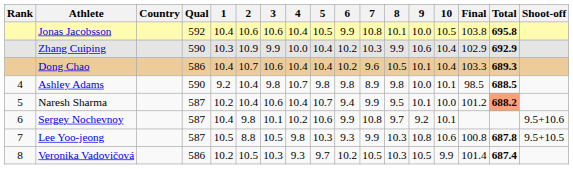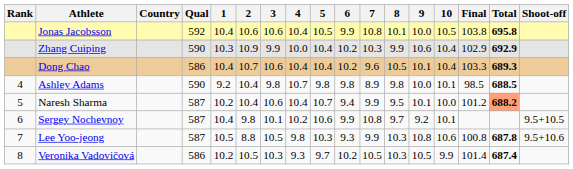(544, 119) 9.5+10.6 -> (544, 119) 9.5+10.5
(544, 137) 9.5+10.5 -> (544, 137) 9.5+10.6
